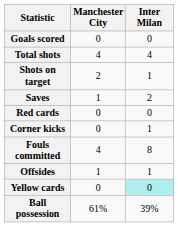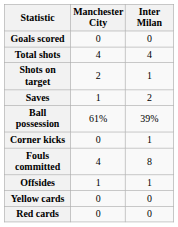rows swapped: (38, 208) <-> (38, 113)
(149, 187) paleturquoise background -> (149, 198) no background
